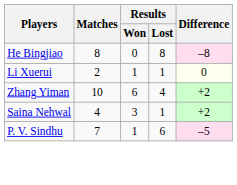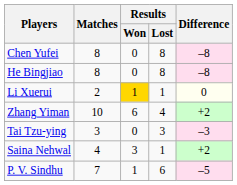+ row: (33, 53)
(135, 72) no background -> (135, 92) gold background
+ row: (37, 131)
